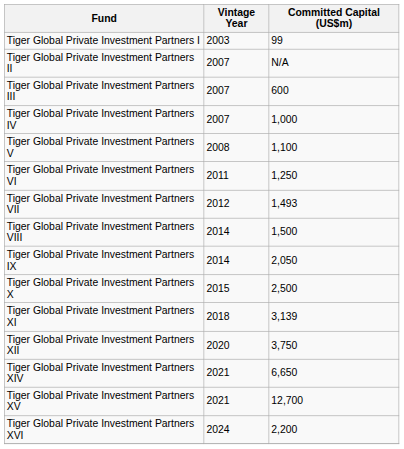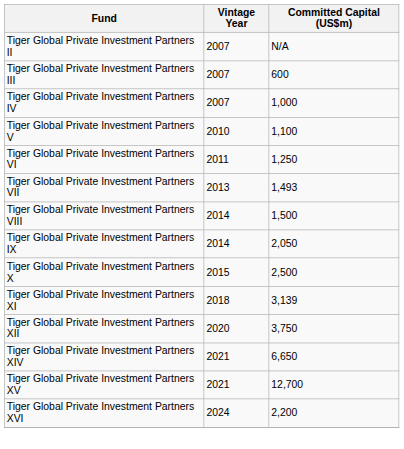- row: (103, 40)
(218, 147) 2008 -> (218, 131) 2010
(218, 204) 2012 -> (218, 187) 2013
